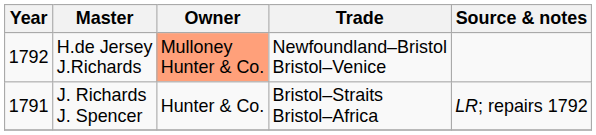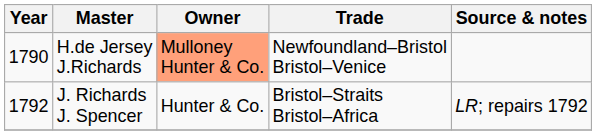(29, 57) 1792 -> (29, 57) 1790
(29, 105) 1791 -> (29, 105) 1792
